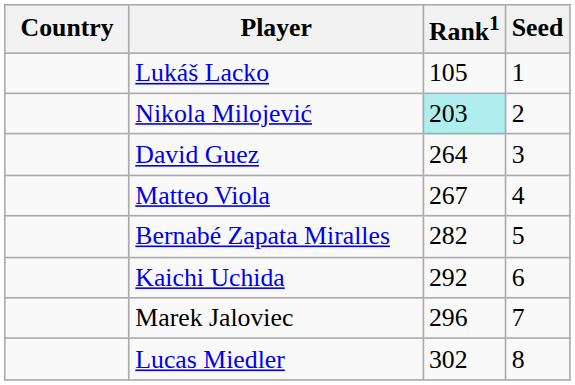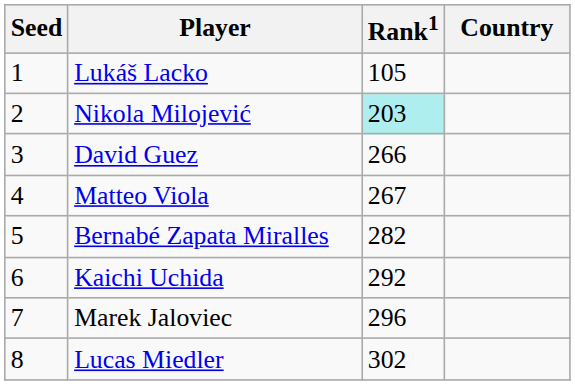columns swapped: (67, 28) <-> (537, 28)
(448, 154) 264 -> (387, 154) 266
